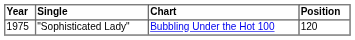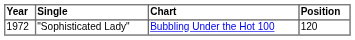(18, 27) 1975 -> (18, 27) 1972
